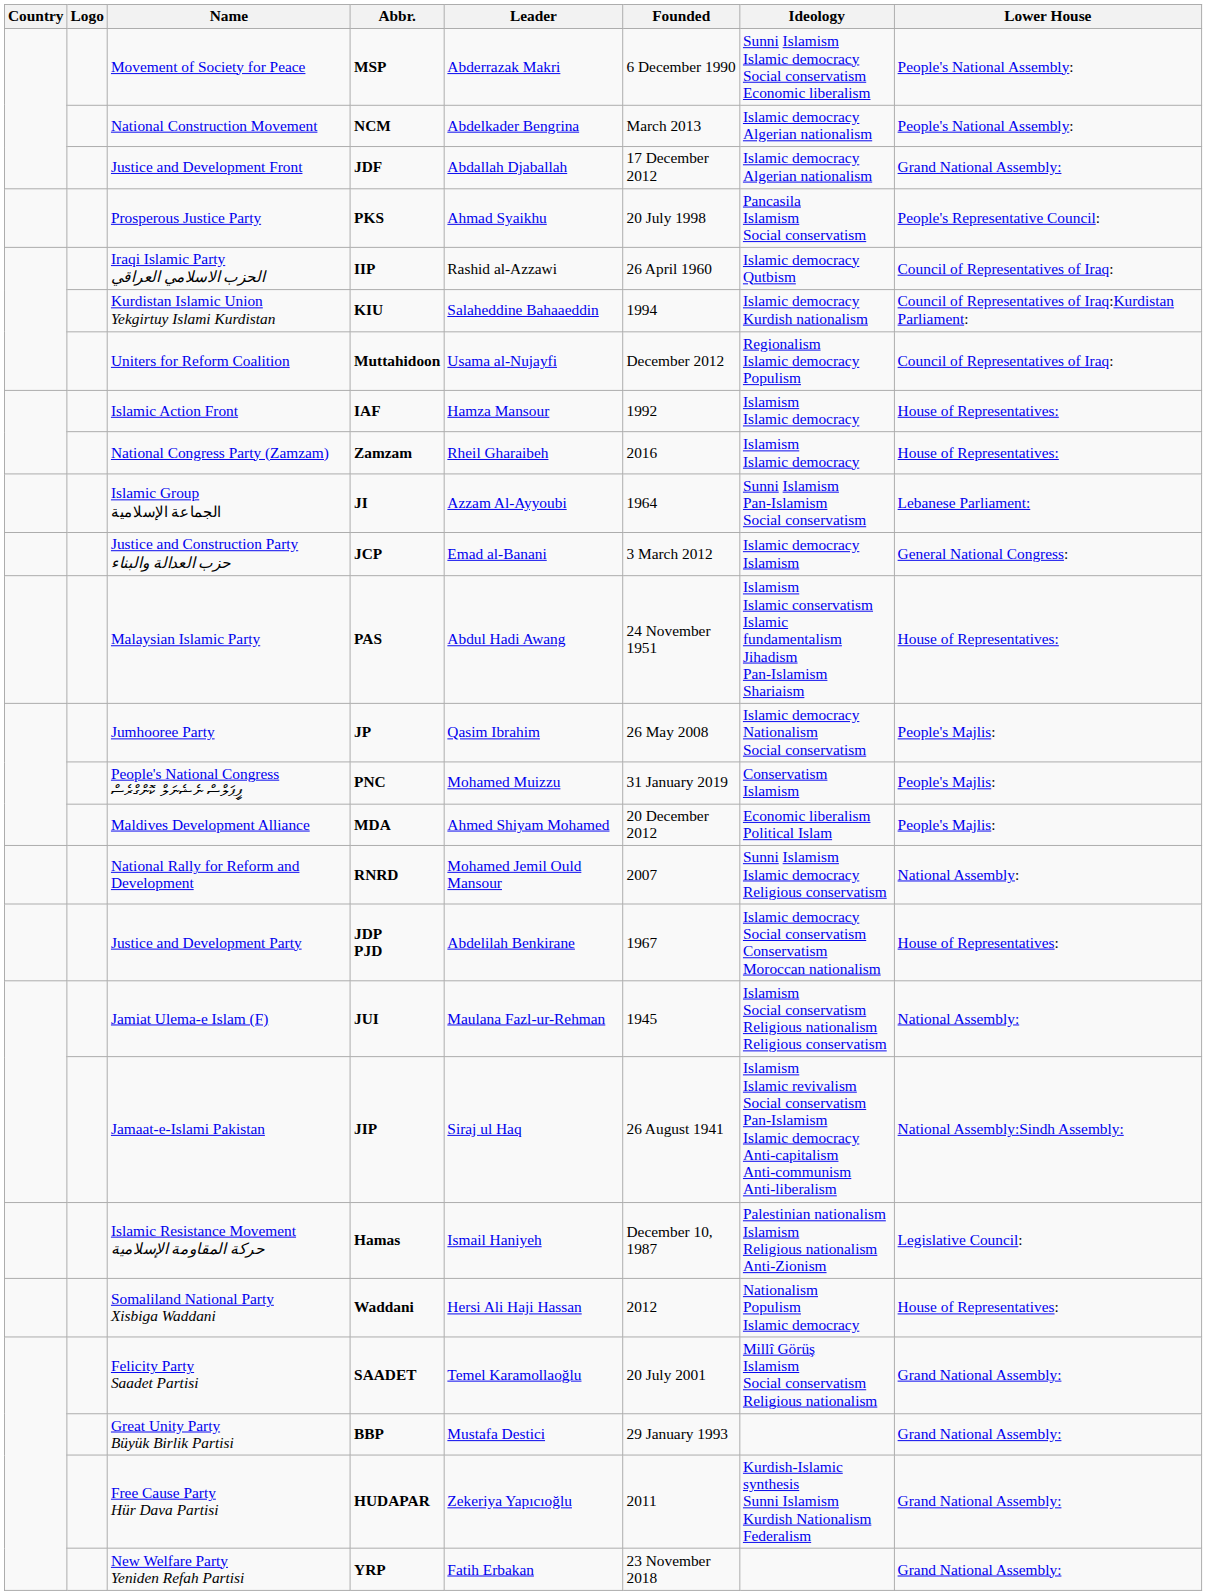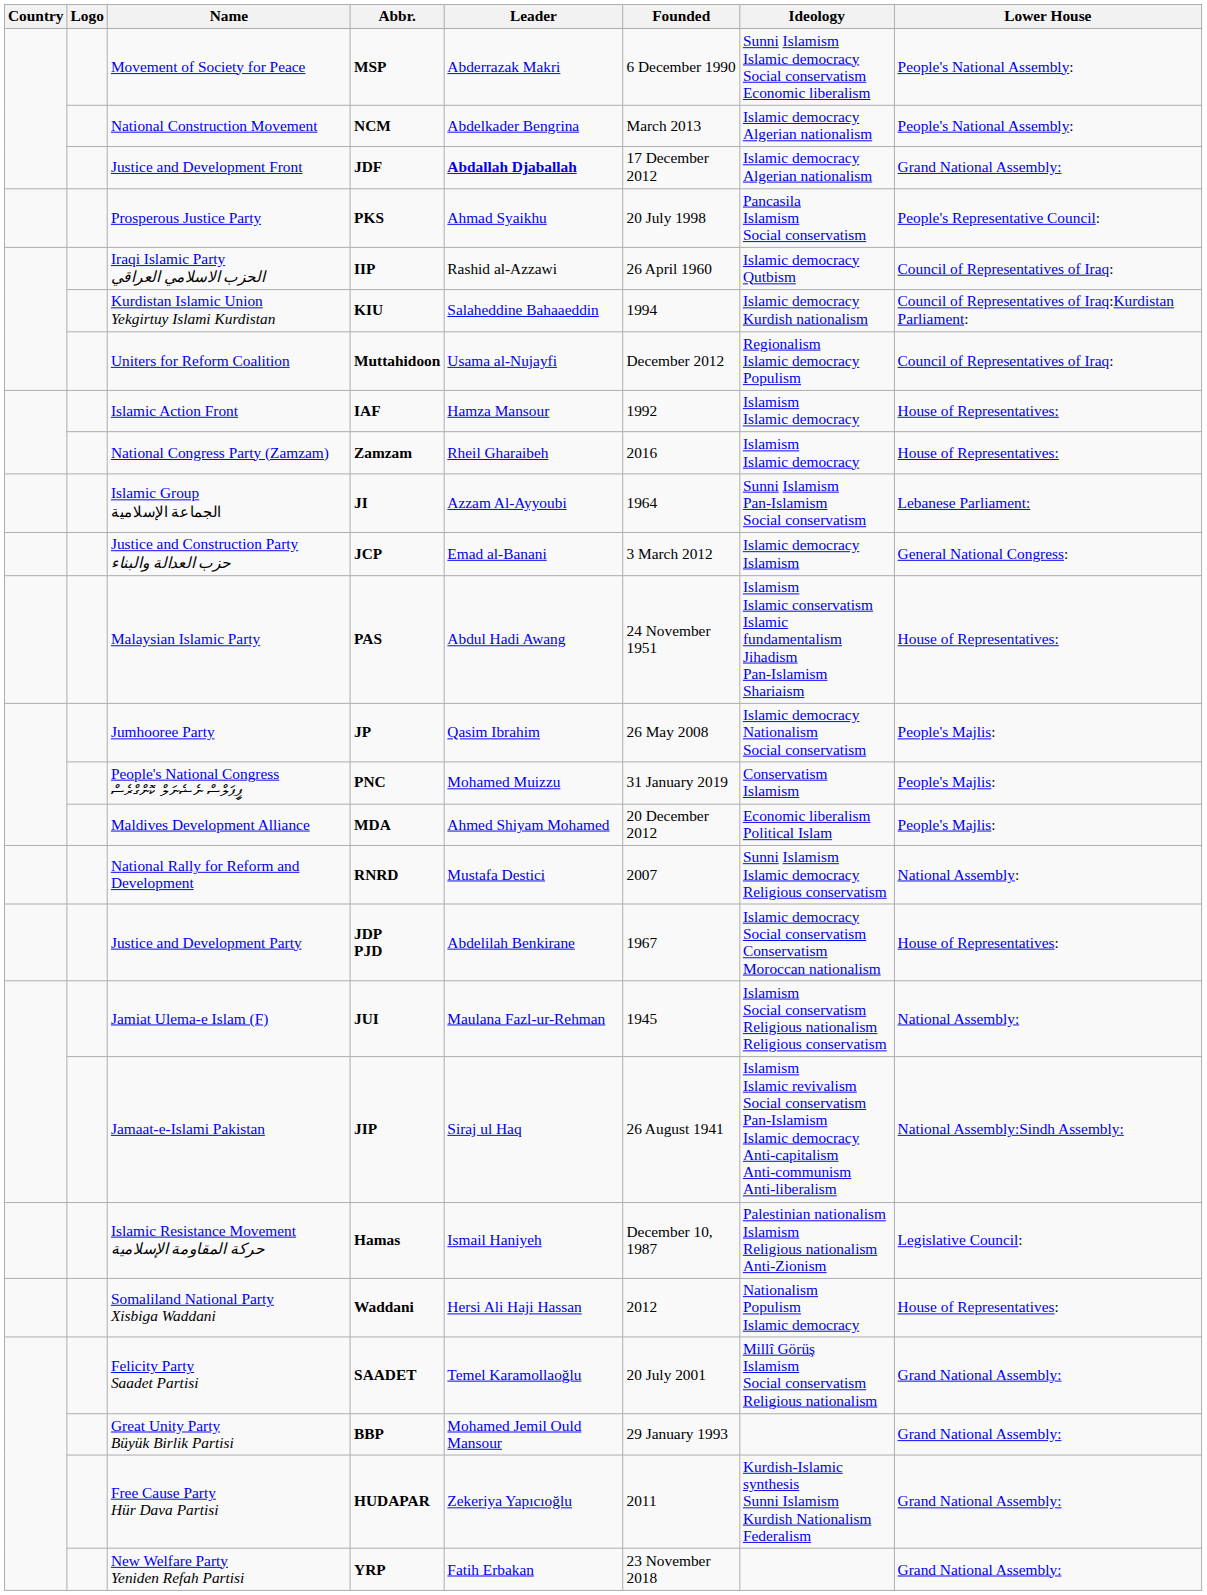(507, 167) normal -> (512, 167) bold
(514, 874) Mohamed Jemil Ould Mansour -> (496, 874) Mustafa Destici
(496, 1434) Mustafa Destici -> (514, 1434) Mohamed Jemil Ould Mansour
